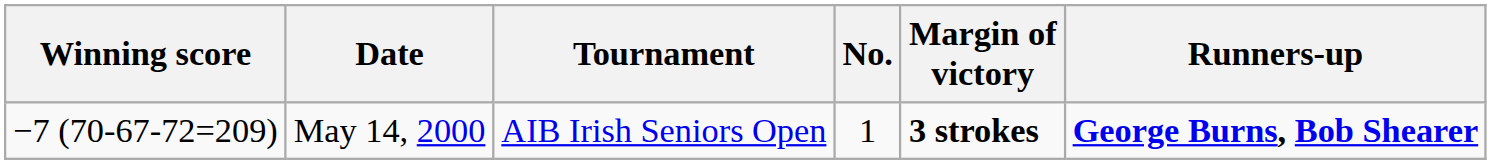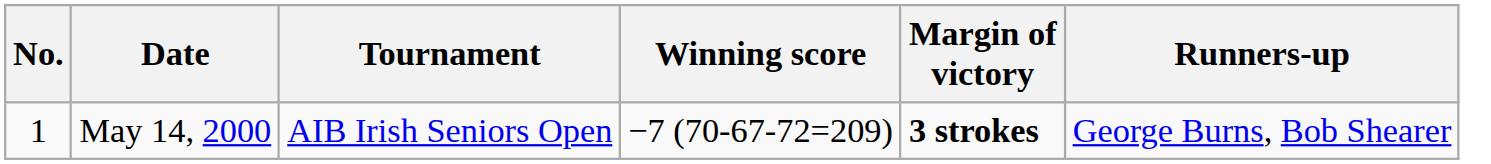columns swapped: (868, 53) <-> (145, 53)
(1275, 130) bold -> (1262, 130) normal
